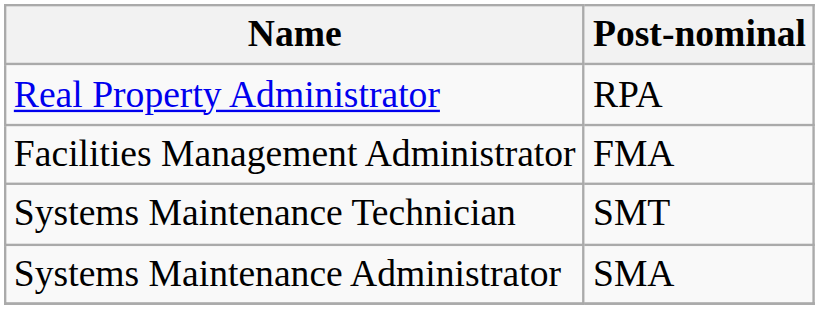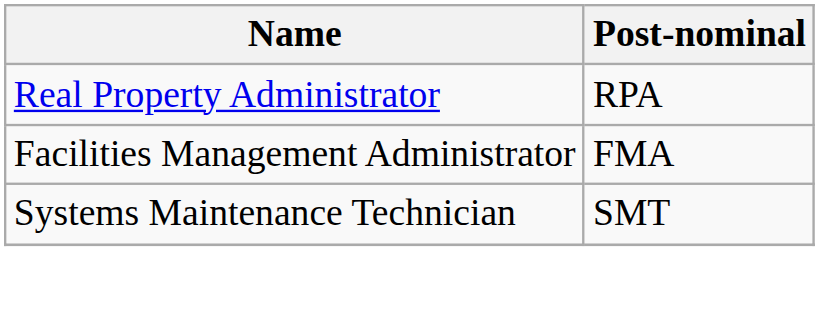- row: (287, 272)
